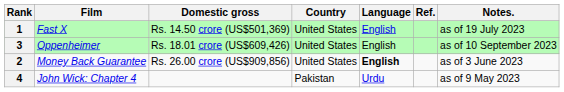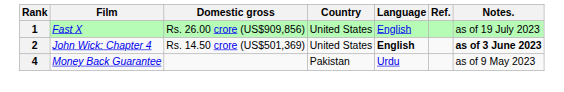(220, 29) Rs. 14.50 crore (US$501,369) -> (236, 29) Rs. 26.00 crore (US$909,856)
- row: (19, 45)
(92, 62) Money Back Guarantee -> (102, 45) John Wick: Chapter 4
(220, 62) Rs. 26.00 crore (US$909,856) -> (236, 45) Rs. 14.50 crore (US$501,369)
(481, 62) normal -> (498, 45) bold
(87, 78) John Wick: Chapter 4 -> (107, 62) Money Back Guarantee
